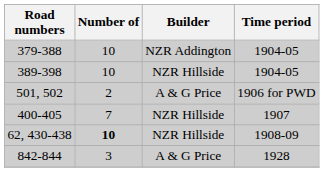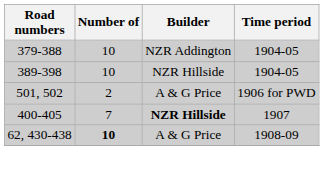(188, 114) normal -> (188, 114) bold
(188, 135) NZR Hillside -> (188, 135) A & G Price
- row: (40, 156)
